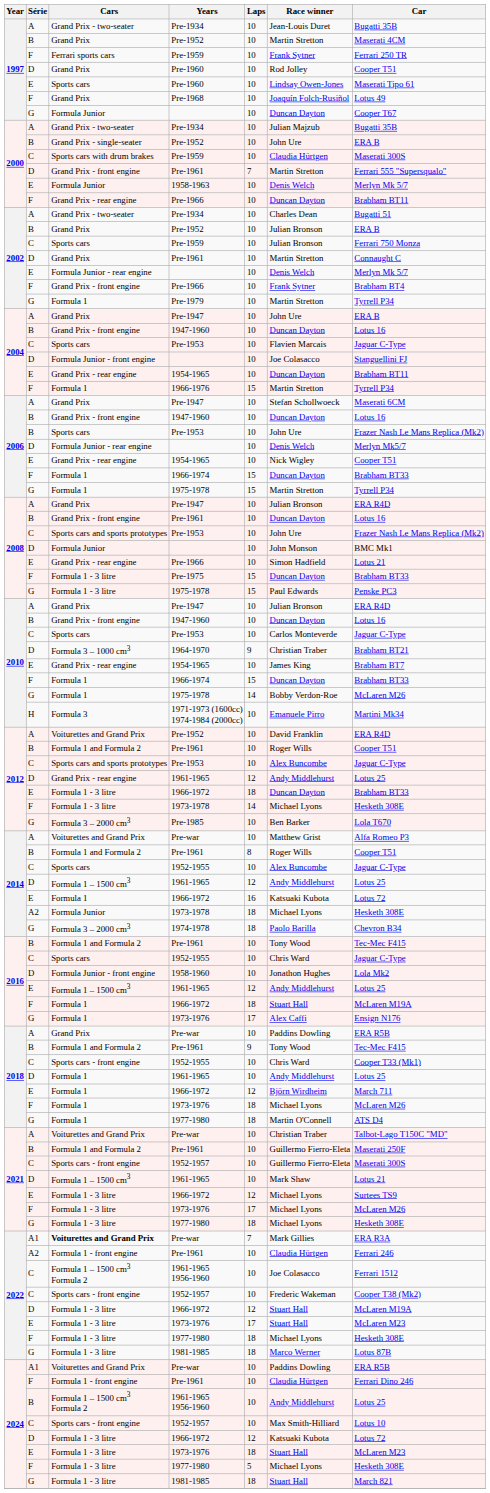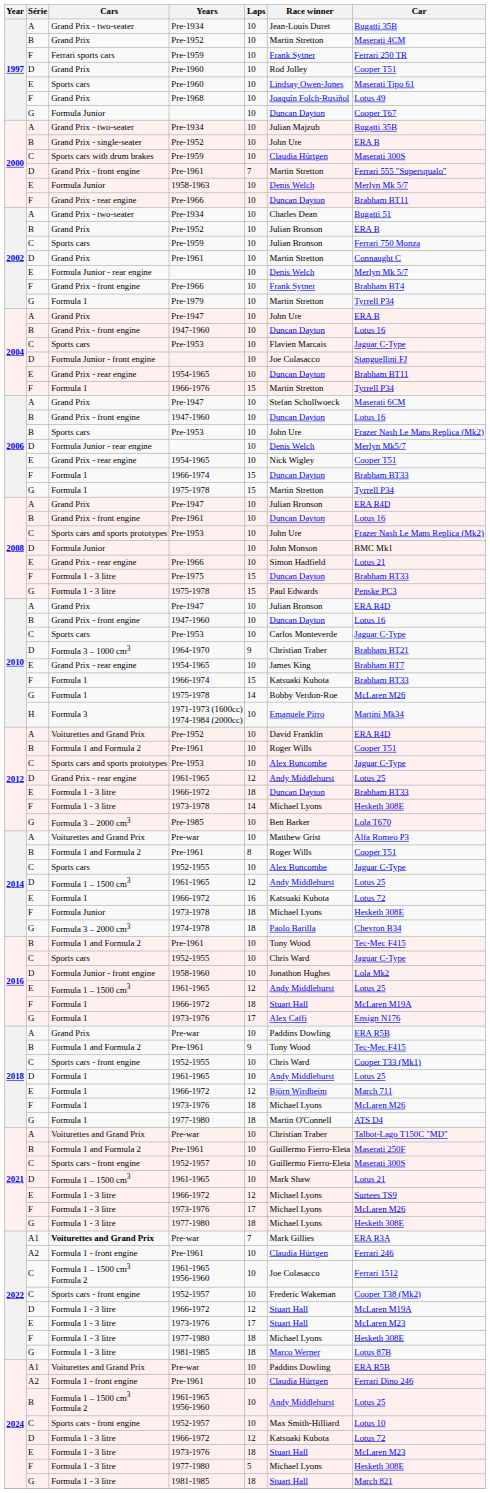(297, 680) Duncan Dayton -> (299, 680) Katsuaki Kubota
(33, 913) A2 -> (30, 913) F
(30, 1381) F -> (33, 1381) A2
